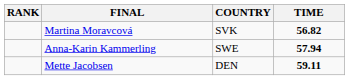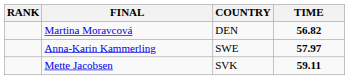(226, 30) SVK -> (227, 30) DEN
(309, 48) 57.94 -> (309, 48) 57.97
(227, 65) DEN -> (226, 65) SVK
